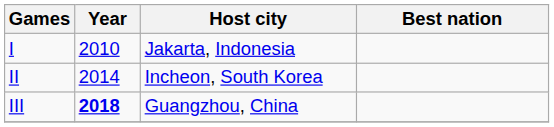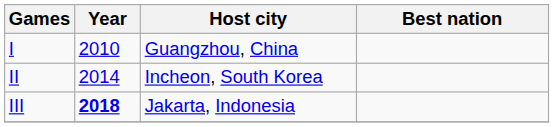(220, 48) Jakarta, Indonesia -> (221, 48) Guangzhou, China
(221, 106) Guangzhou, China -> (220, 106) Jakarta, Indonesia
